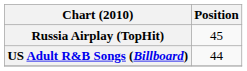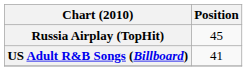(216, 55) 44 -> (216, 55) 41
